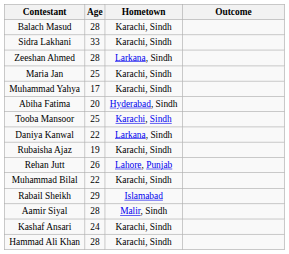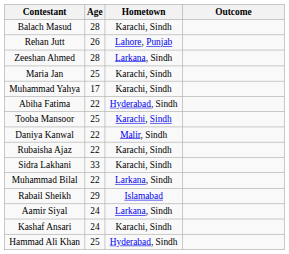rows swapped: (45, 165) <-> (45, 43)
(95, 104) 20 -> (95, 104) 22
(144, 135) Larkana, Sindh -> (144, 135) Malir, Sindh
(95, 150) 19 -> (95, 150) 22
(144, 181) Karachi, Sindh -> (144, 181) Larkana, Sindh
(95, 211) 28 -> (95, 211) 24
(144, 211) Malir, Sindh -> (144, 211) Larkana, Sindh
(95, 242) 28 -> (95, 242) 25
(144, 242) Karachi, Sindh -> (144, 242) Hyderabad, Sindh
